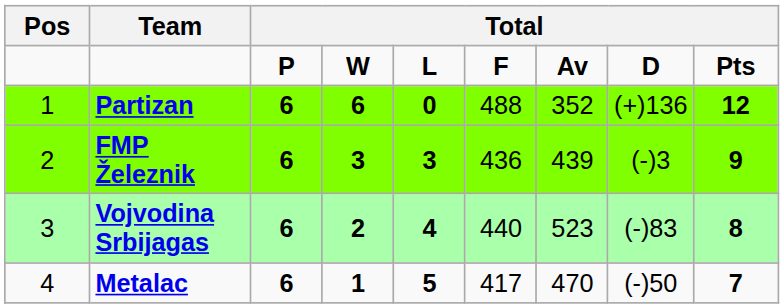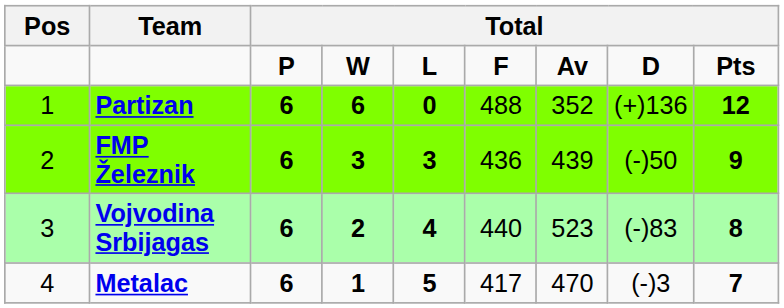(651, 160) (-)3 -> (651, 160) (-)50
(651, 282) (-)50 -> (651, 282) (-)3
